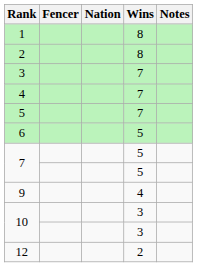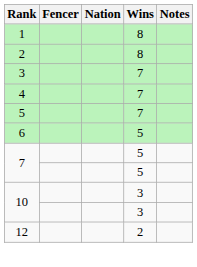- row: (22, 192)
